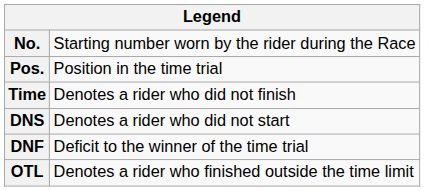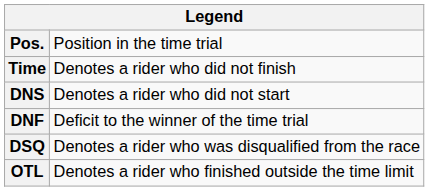- row: (27, 43)
+ row: (27, 146)
